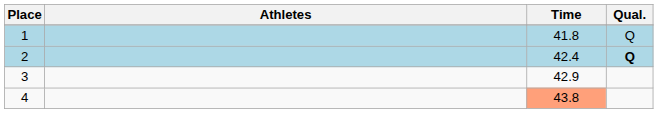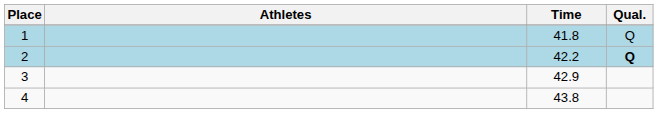(566, 56) 42.4 -> (566, 56) 42.2
(566, 98) lightsalmon background -> (566, 98) no background
